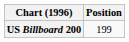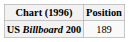(104, 29) 199 -> (104, 29) 189
